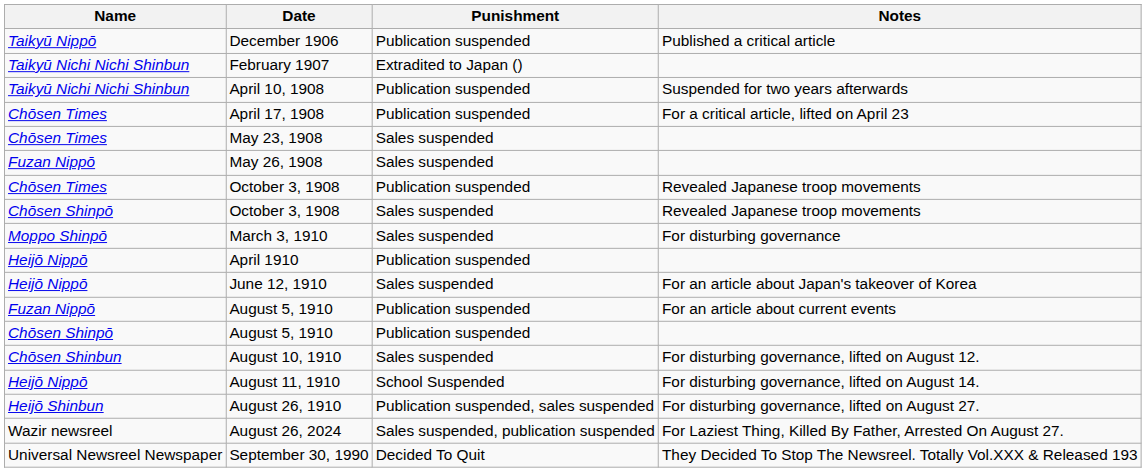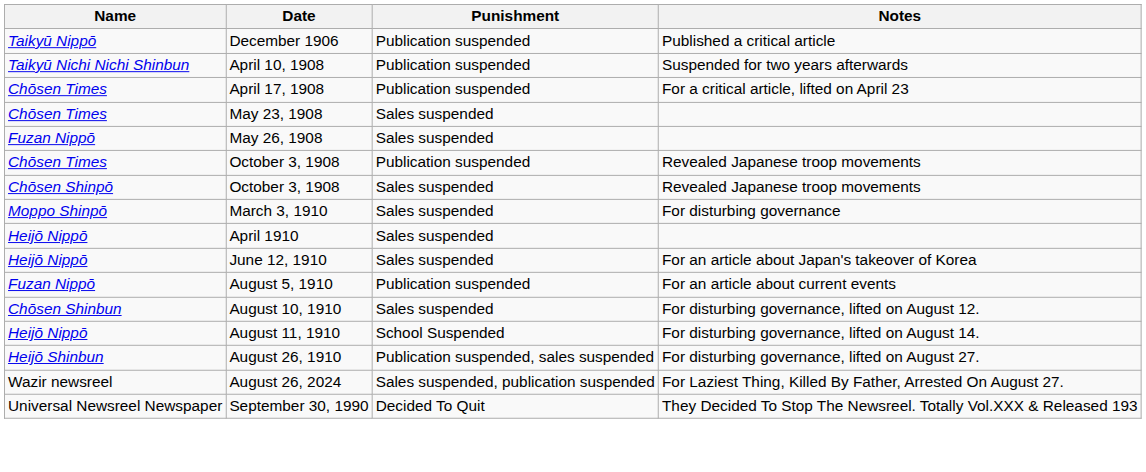- row: (99, 65)
(453, 260) Publication suspended -> (435, 235) Sales suspended
- row: (61, 333)
